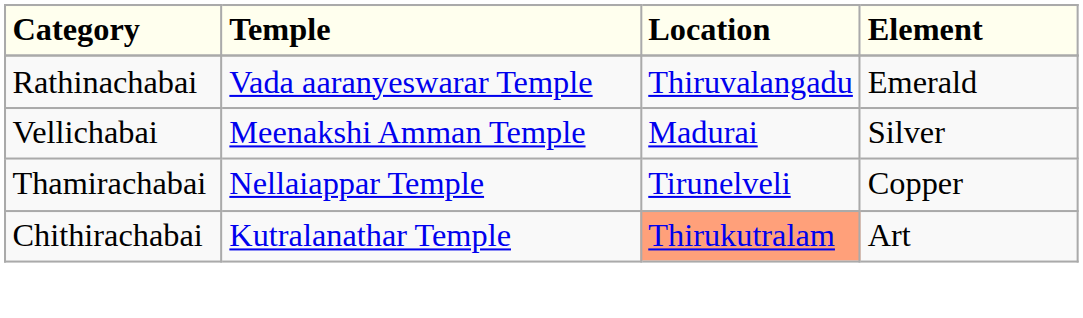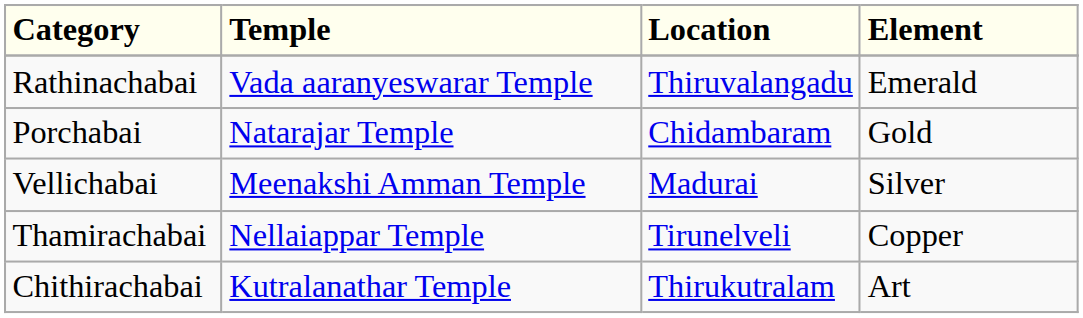+ row: (77, 132)
(742, 235) lightsalmon background -> (742, 286) no background
